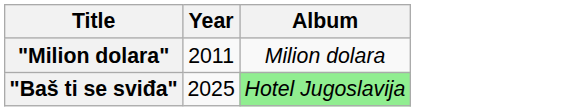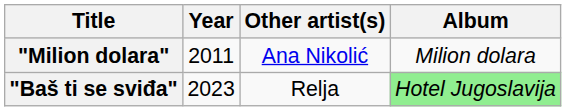+ column: (315, 21)
(211, 88) 2025 -> (211, 88) 2023
